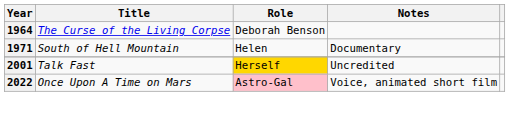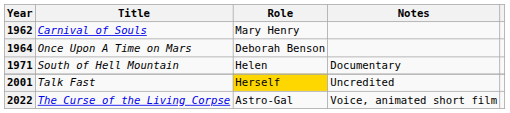+ row: (20, 30)
(134, 30) The Curse of the Living Corpse -> (115, 48) Once Upon A Time on Mars
(115, 83) Once Upon A Time on Mars -> (134, 100) The Curse of the Living Corpse
(264, 83) pink background -> (264, 100) no background
